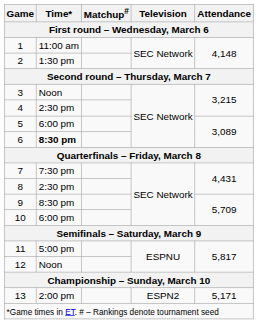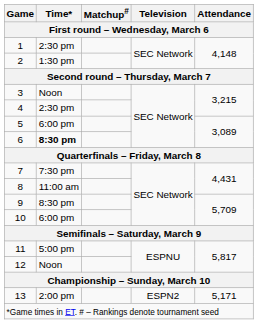(59, 46) 11:00 am -> (56, 46) 2:30 pm
(56, 186) 2:30 pm -> (59, 186) 11:00 am
